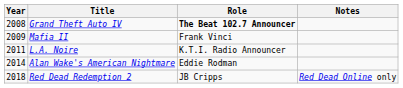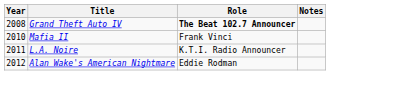(16, 37) 2009 -> (16, 37) 2010
(16, 63) 2014 -> (16, 63) 2012
- row: (80, 77)
